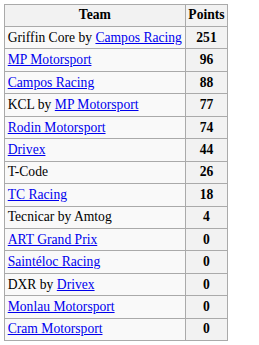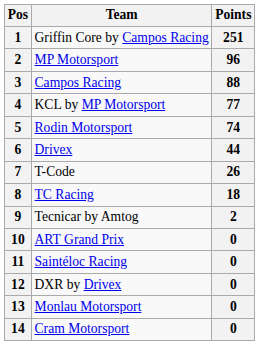+ column: (18, 15)
(206, 217) 4 -> (233, 217) 2
